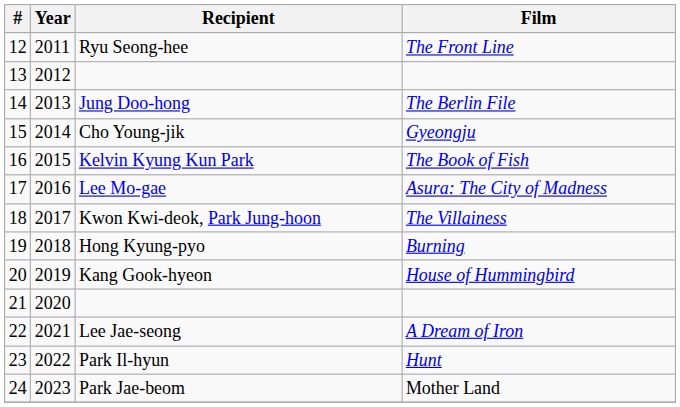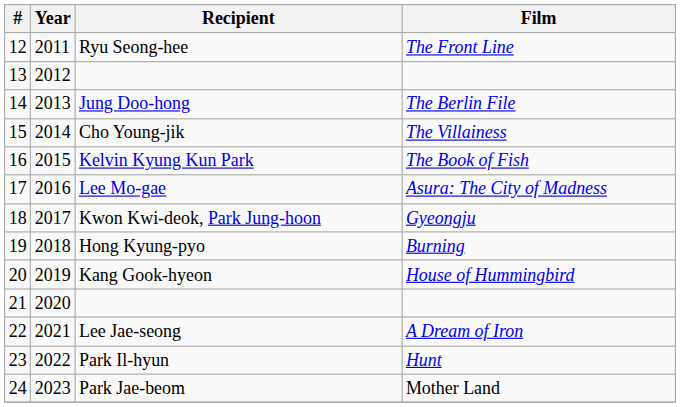(441, 132) Gyeongju -> (456, 132) The Villainess
(456, 217) The Villainess -> (441, 217) Gyeongju
